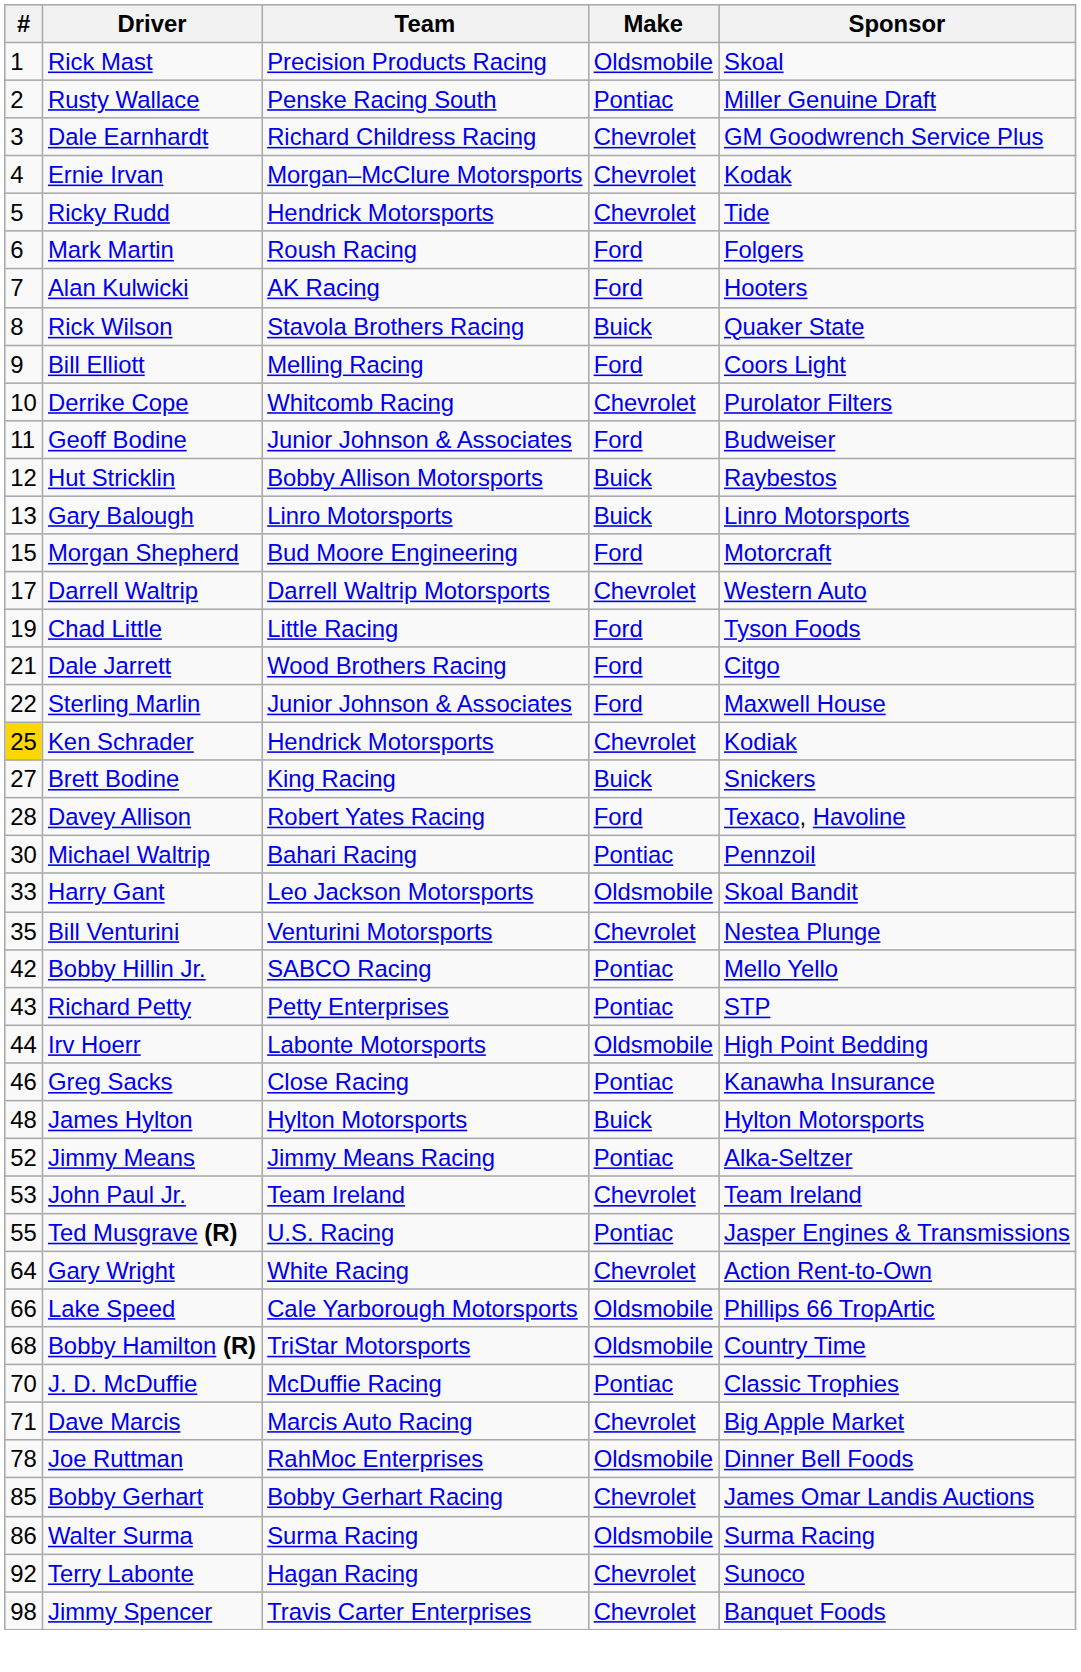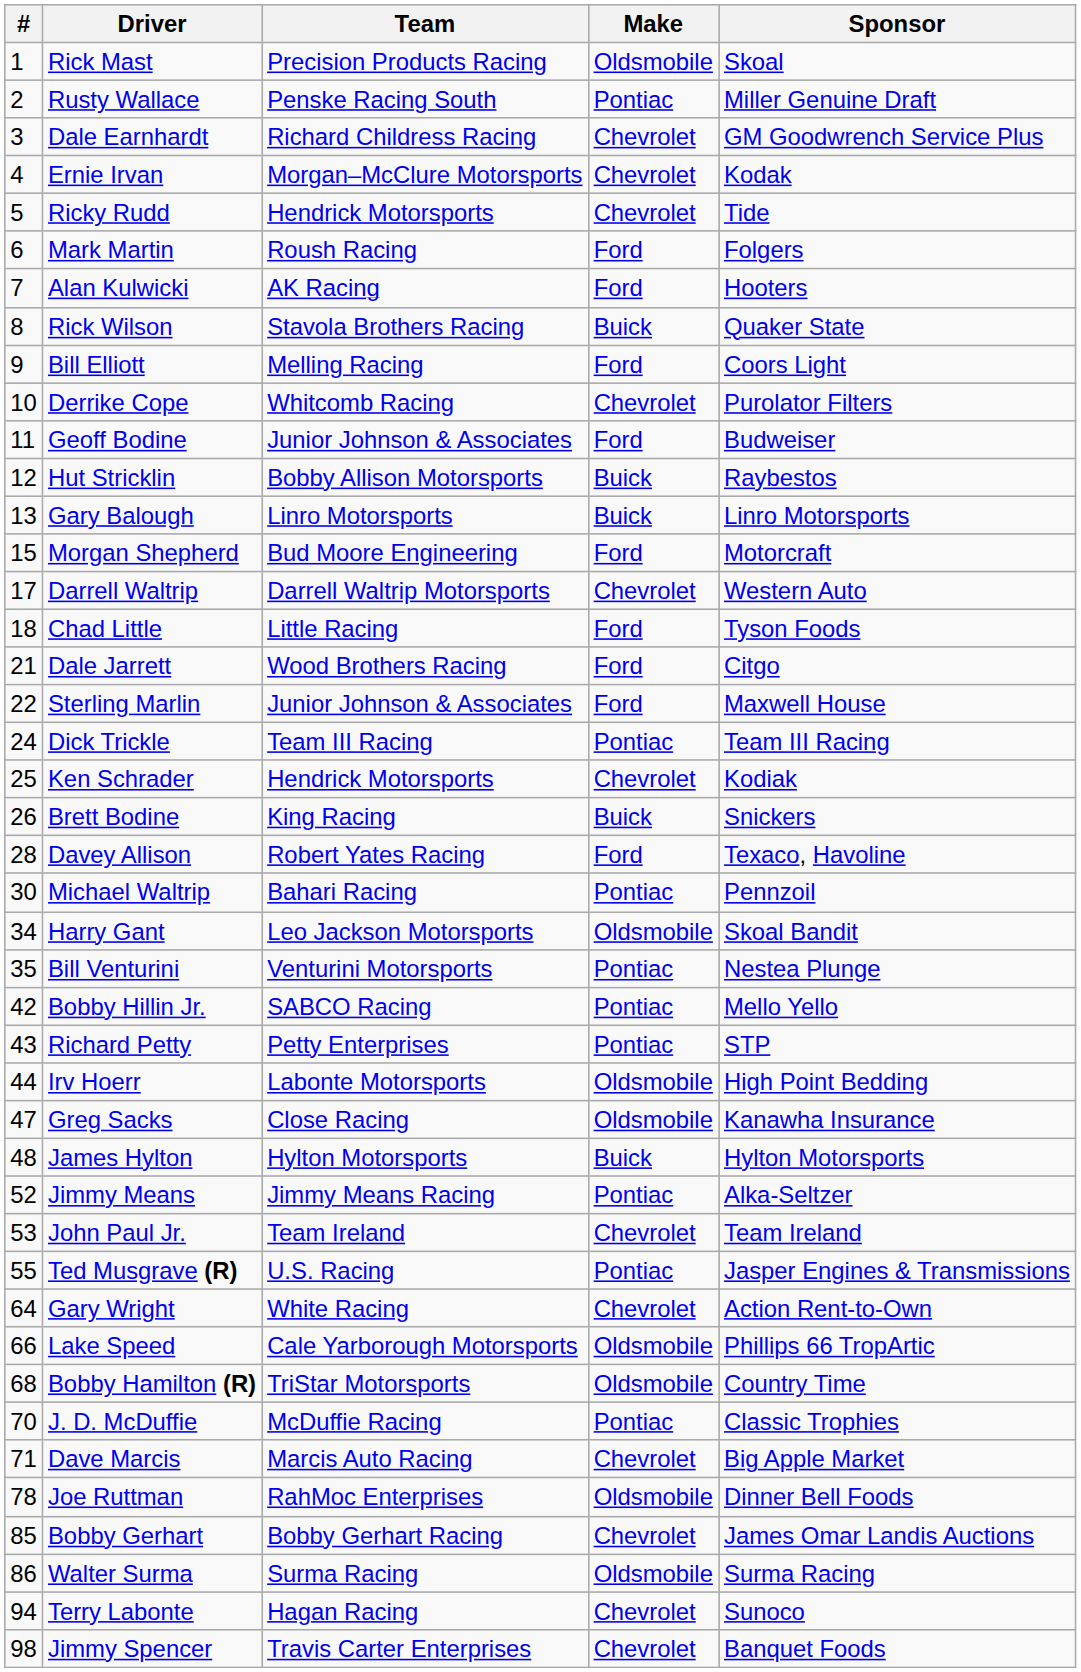(24, 628) 19 -> (24, 628) 18
+ row: (109, 742)
(24, 742) gold background -> (24, 779) no background
(24, 779) 27 -> (24, 817) 26
(24, 893) 33 -> (24, 931) 34
(645, 931) Chevrolet -> (633, 968) Pontiac
(24, 1082) 46 -> (24, 1119) 47
(633, 1082) Pontiac -> (653, 1119) Oldsmobile
(24, 1573) 92 -> (24, 1611) 94
